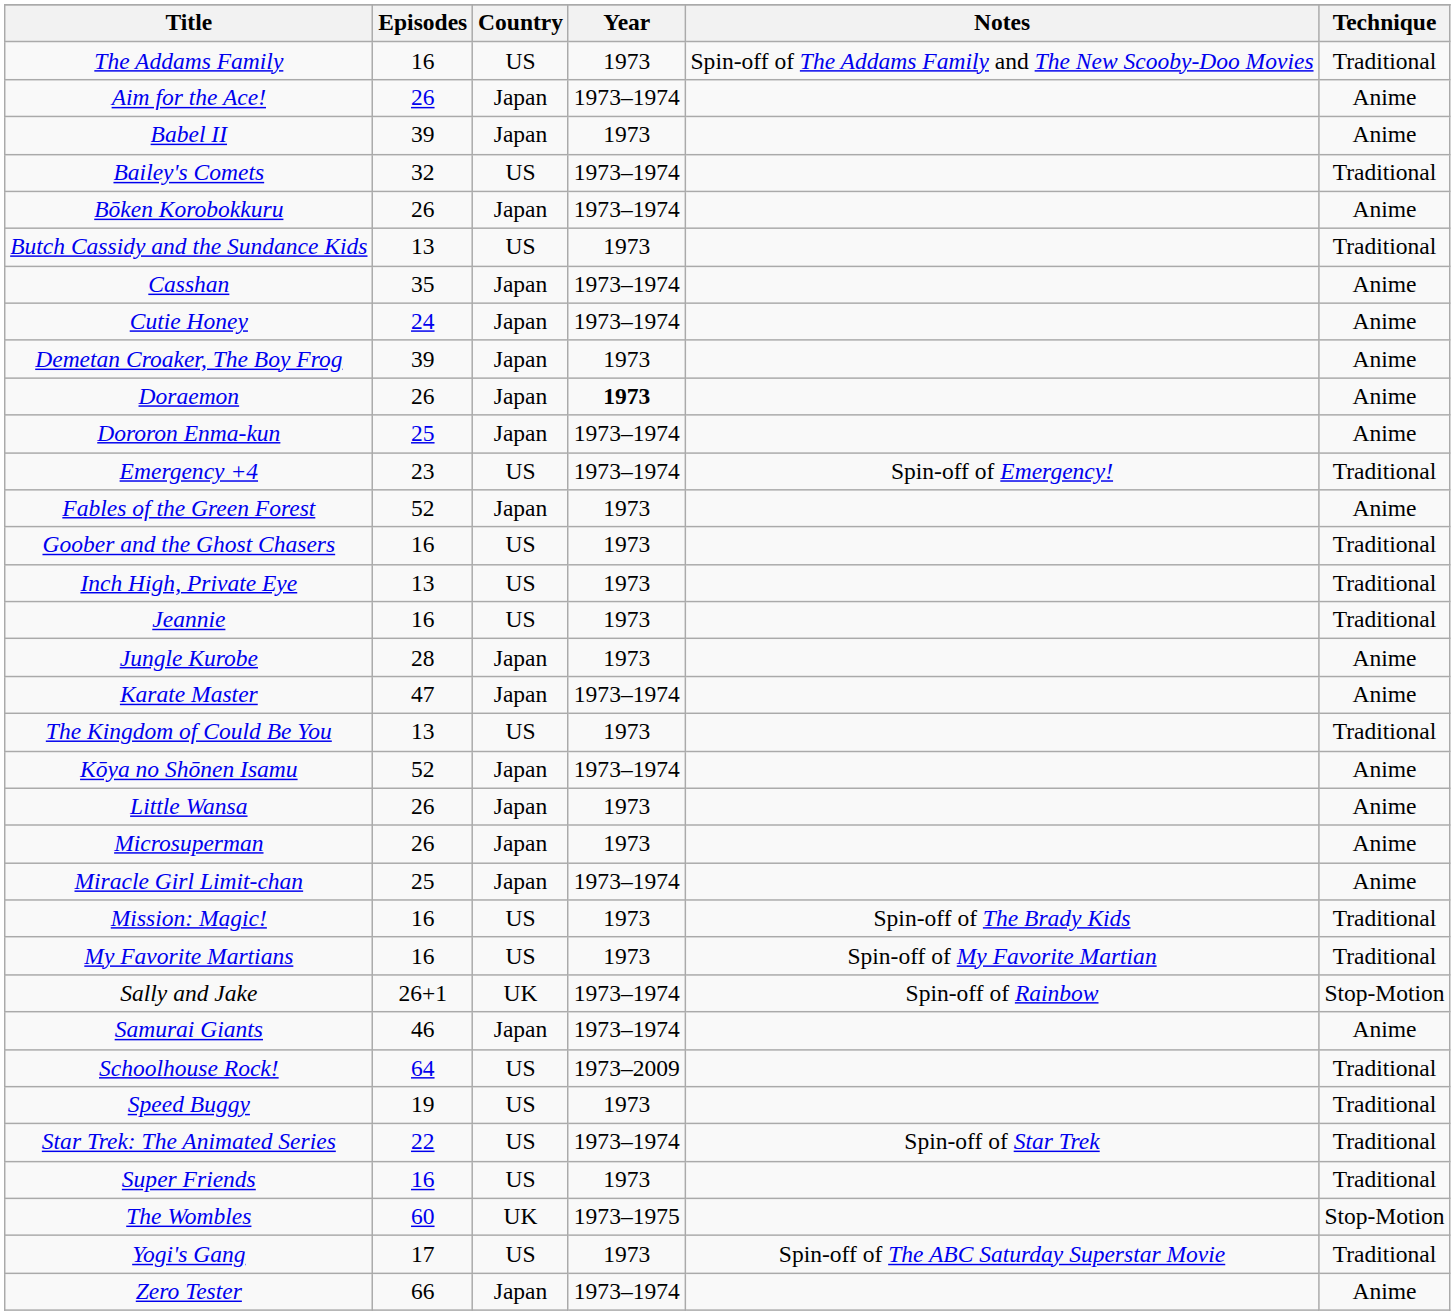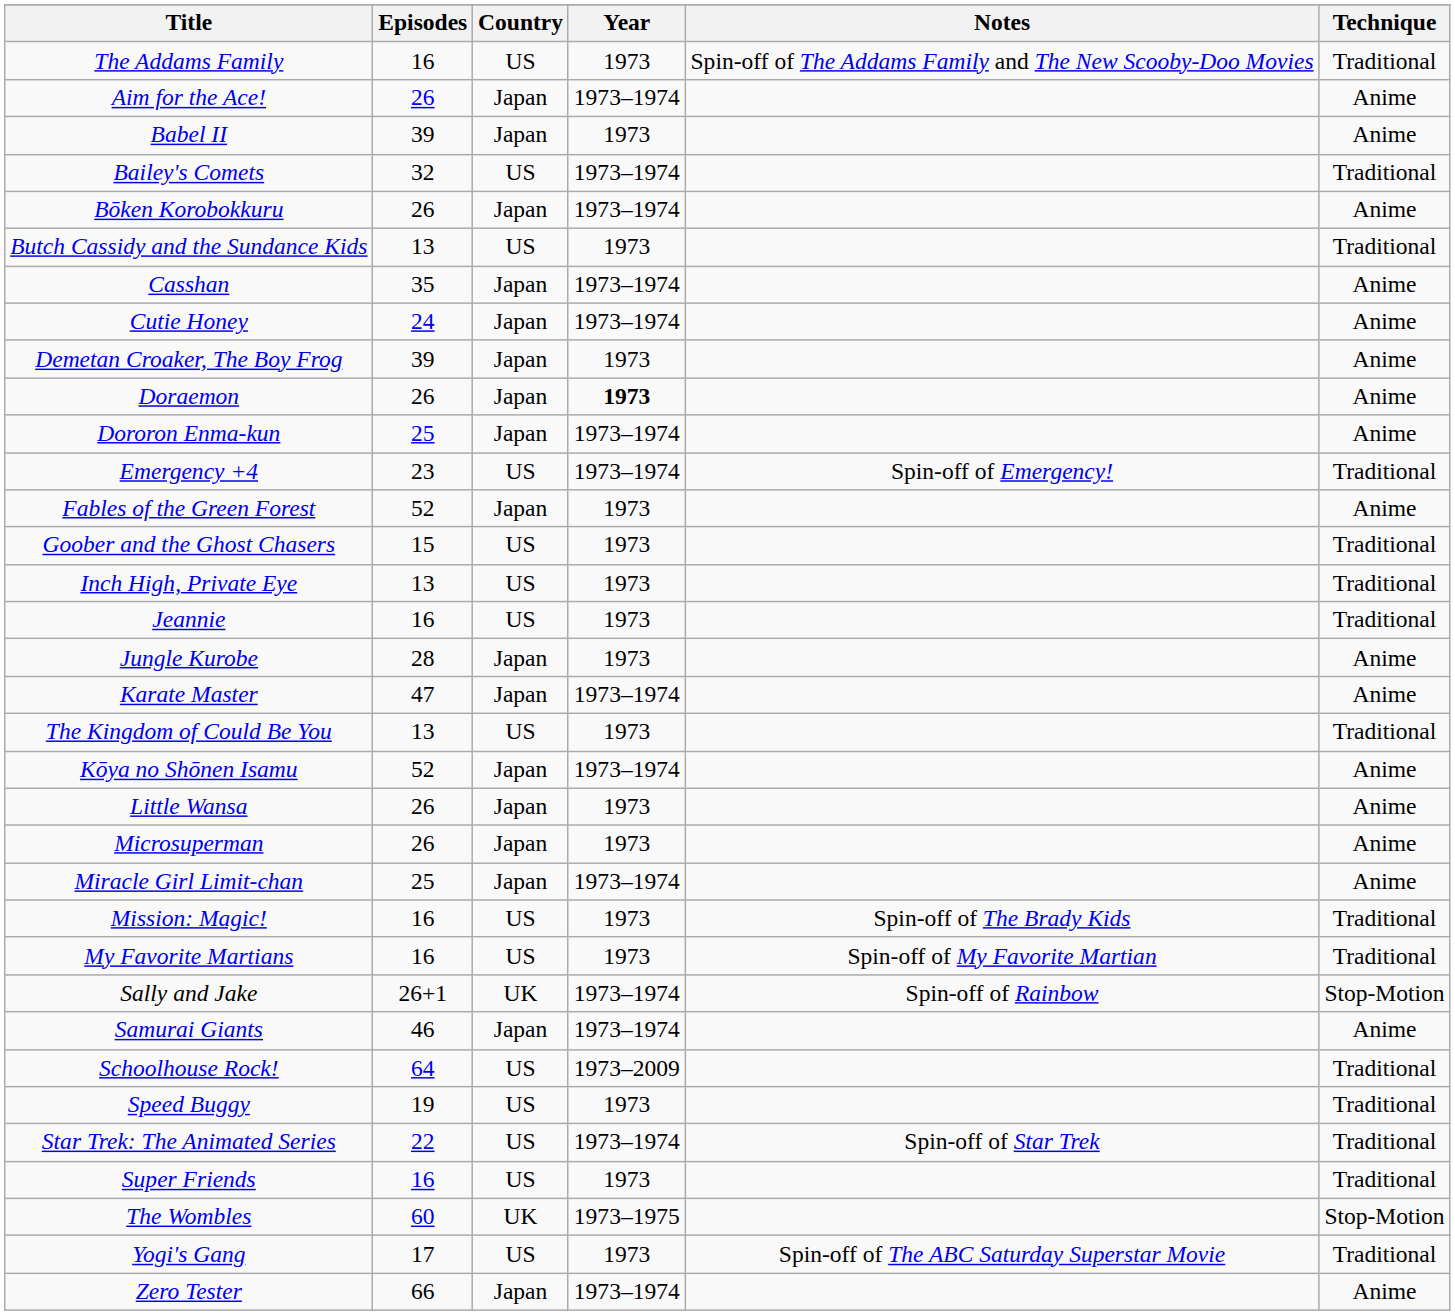(423, 545) 16 -> (423, 545) 15
